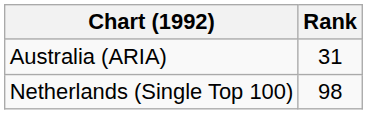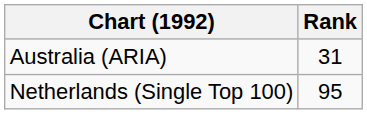(330, 91) 98 -> (330, 91) 95
